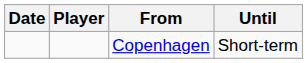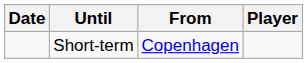columns swapped: (79, 18) <-> (258, 18)
